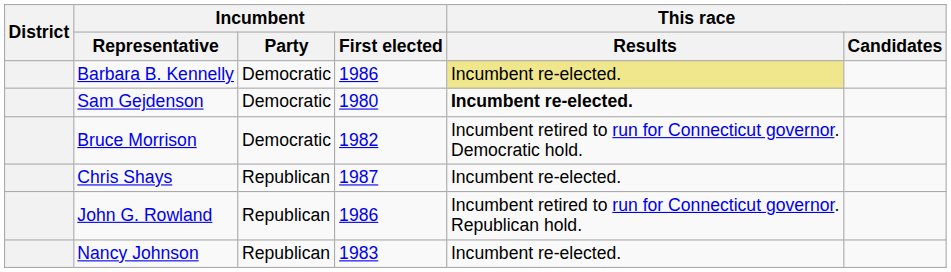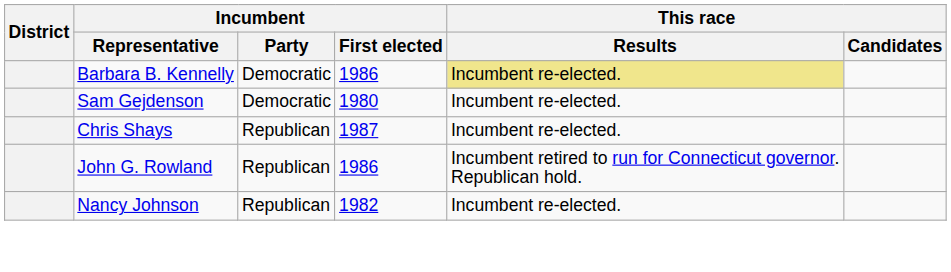(542, 102) bold -> (536, 102) normal
- row: (137, 140)
(359, 253) 1983 -> (359, 205) 1982
